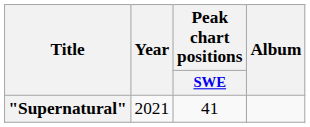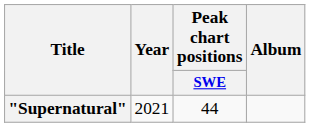(210, 108) 41 -> (210, 108) 44
